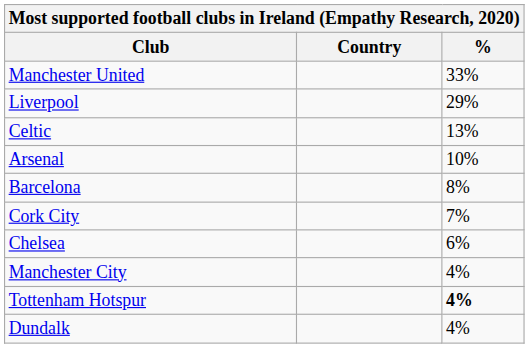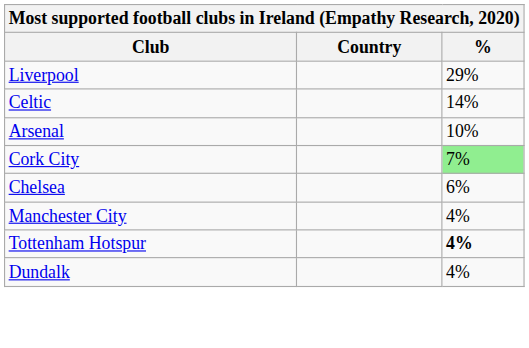- row: (76, 74)
(462, 131) 13% -> (462, 103) 14%
- row: (45, 187)
(458, 215) no background -> (458, 159) lightgreen background
